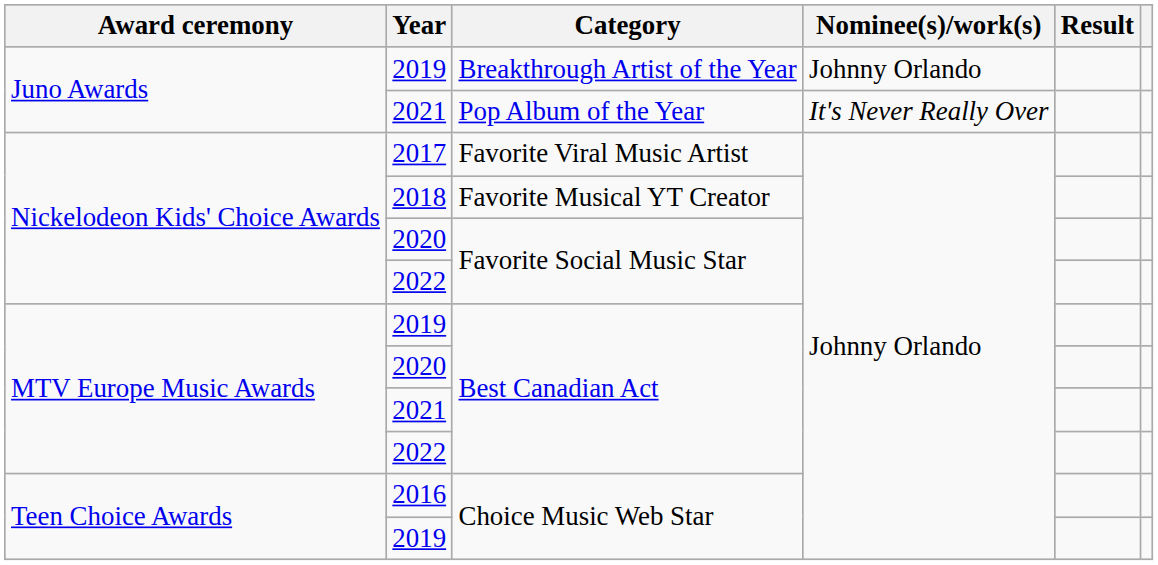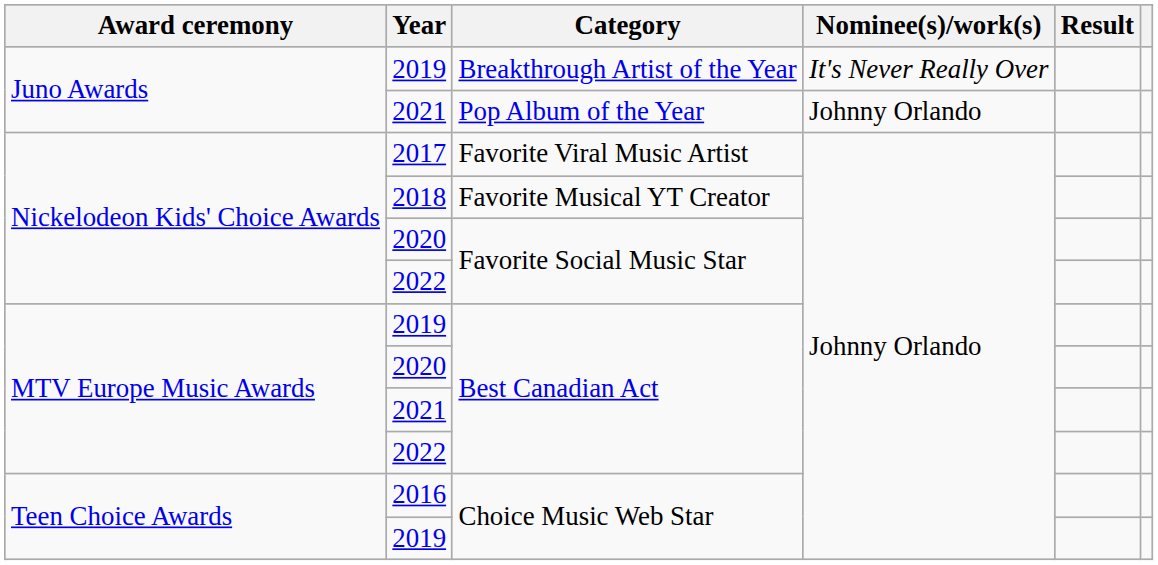(895, 68) Johnny Orlando -> (929, 68) It's Never Really Over
(929, 111) It's Never Really Over -> (895, 111) Johnny Orlando
